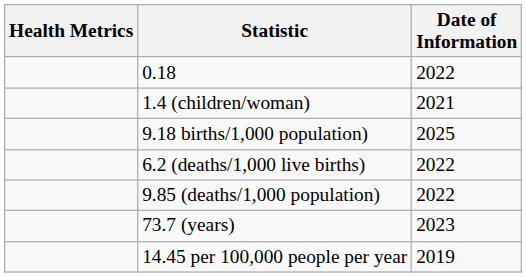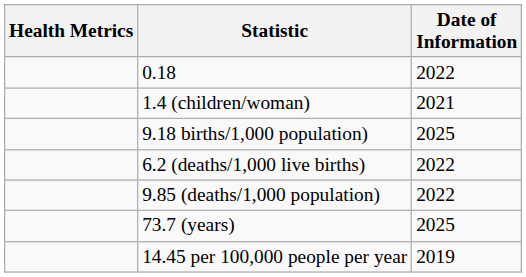(435, 225) 2023 -> (435, 225) 2025
